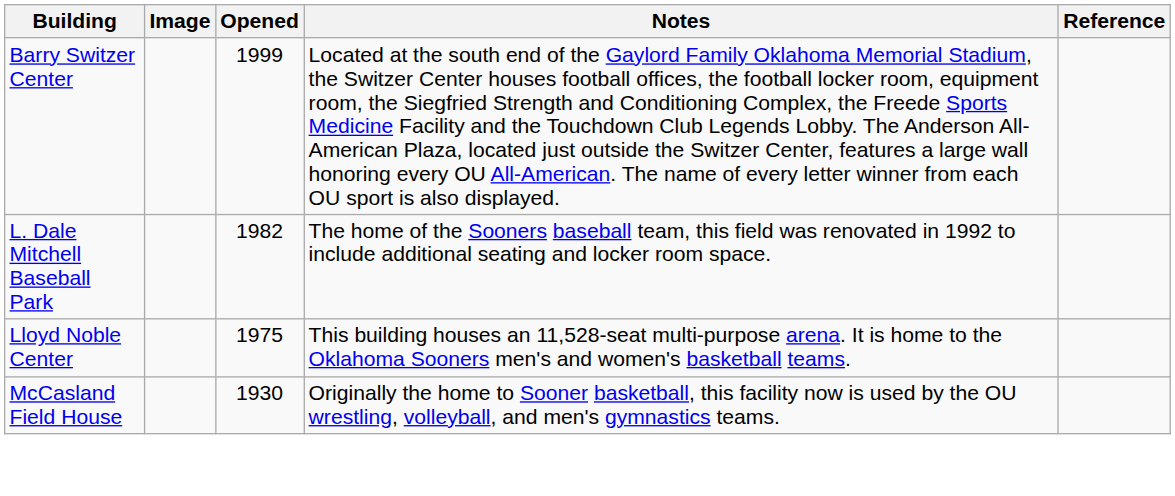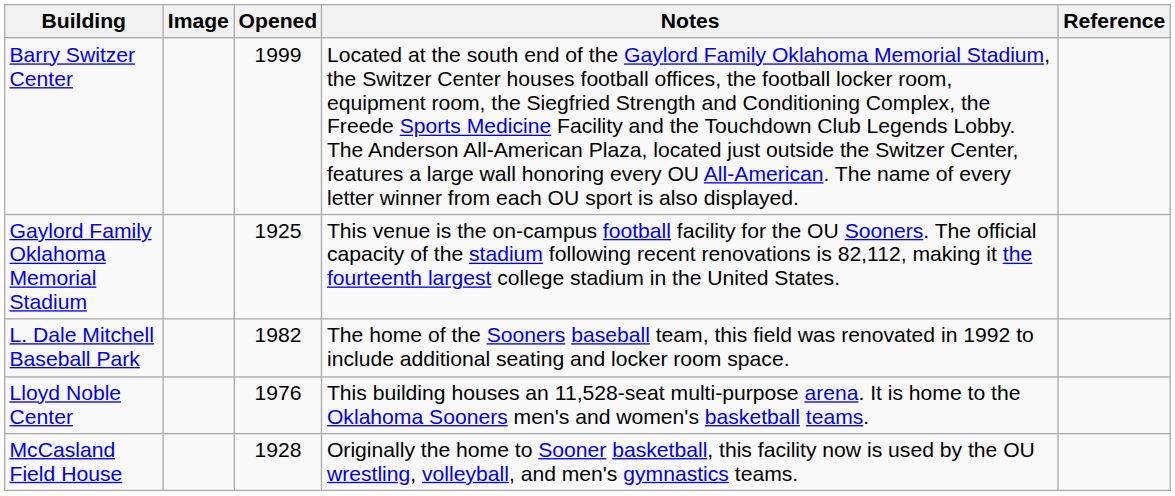+ row: (81, 266)
(260, 335) 1975 -> (278, 392) 1976
(260, 392) 1930 -> (278, 450) 1928
